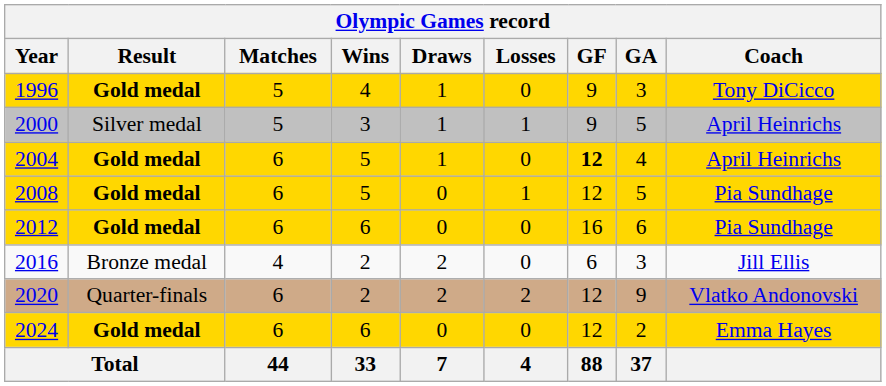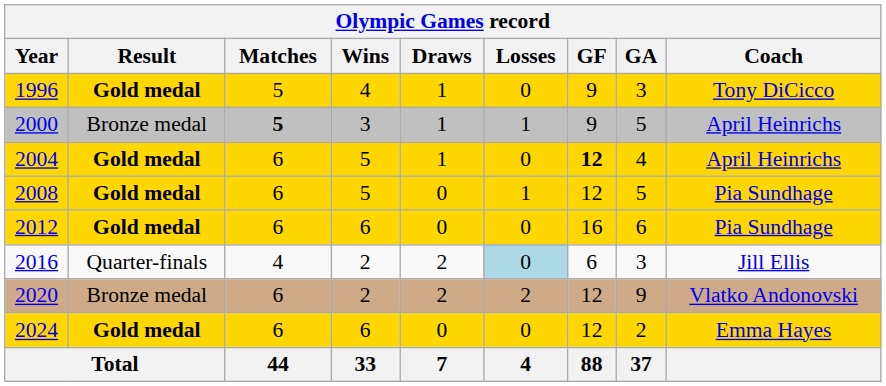(147, 124) Silver medal -> (147, 124) Bronze medal
(278, 124) normal -> (278, 124) bold
(147, 261) Bronze medal -> (147, 261) Quarter-finals
(526, 261) no background -> (526, 261) lightblue background
(147, 295) Quarter-finals -> (147, 295) Bronze medal
